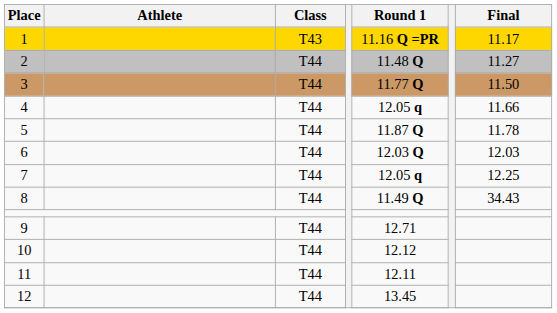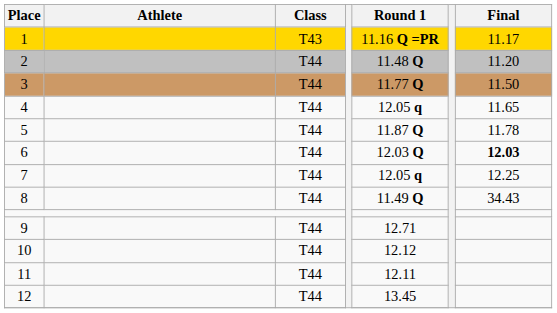(503, 61) 11.27 -> (503, 61) 11.20
(503, 107) 11.66 -> (503, 107) 11.65
(503, 152) normal -> (503, 152) bold
